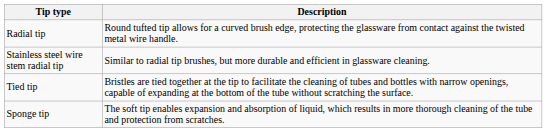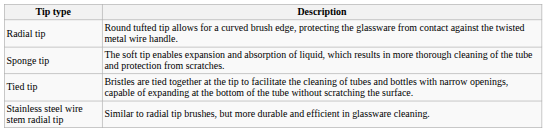rows swapped: (45, 60) <-> (28, 114)
